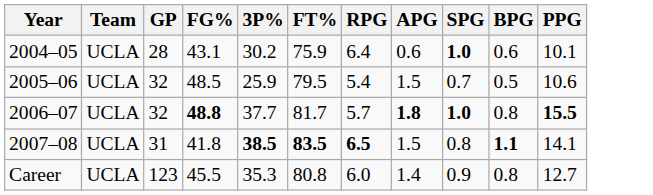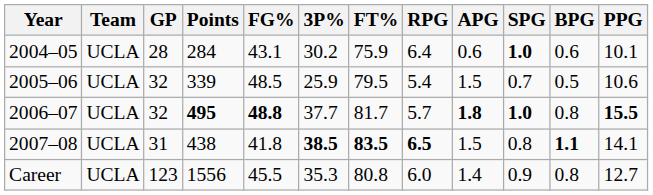+ column: (213, 19)
